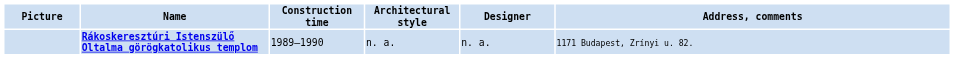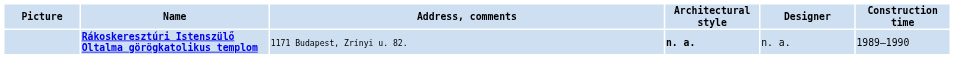columns swapped: (317, 16) <-> (753, 16)
(381, 42) normal -> (681, 42) bold
